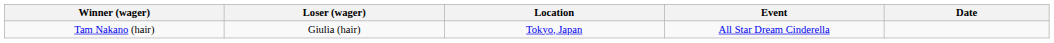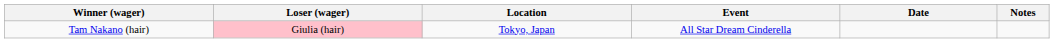+ column: (1023, 12)
(334, 29) no background -> (318, 29) pink background
